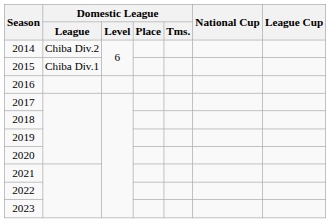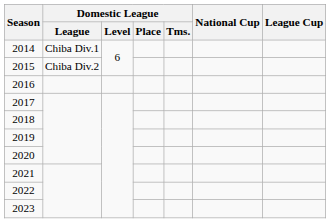(72, 48) Chiba Div.2 -> (72, 48) Chiba Div.1
(72, 66) Chiba Div.1 -> (72, 66) Chiba Div.2
